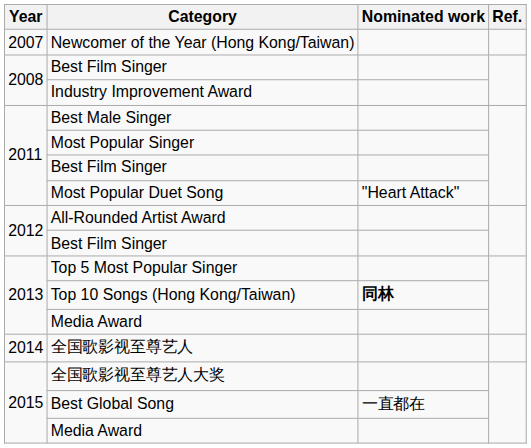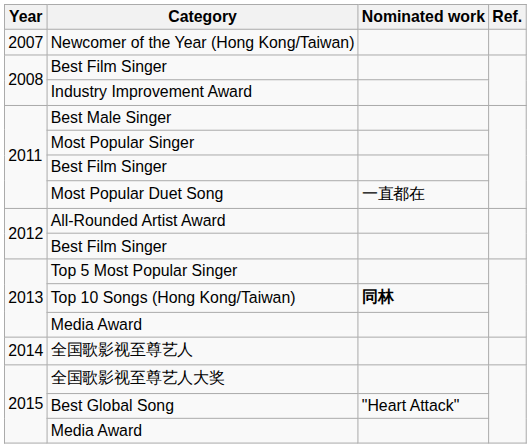(411, 192) "Heart Attack" -> (393, 193) 一直都在
(393, 403) 一直都在 -> (411, 405) "Heart Attack"
